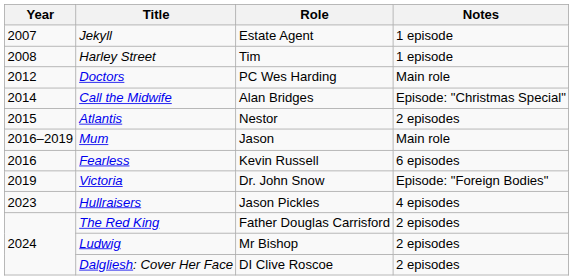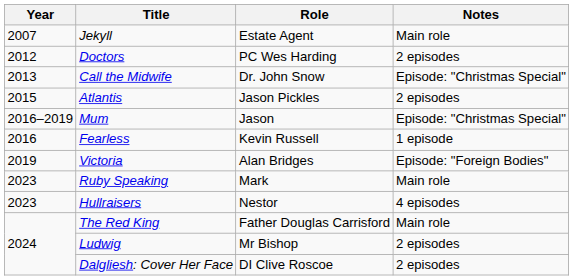(424, 35) 1 episode -> (423, 35) Main role
- row: (117, 56)
(423, 77) Main role -> (428, 56) 2 episodes
(22, 98) 2014 -> (22, 77) 2013
(276, 98) Alan Bridges -> (282, 77) Dr. John Snow
(258, 118) Nestor -> (279, 98) Jason Pickles
(423, 139) Main role -> (481, 118) Episode: "Christmas Special"
(428, 160) 6 episodes -> (424, 139) 1 episode
(282, 181) Dr. John Snow -> (276, 160) Alan Bridges
+ row: (124, 181)
(279, 202) Jason Pickles -> (258, 202) Nestor
(428, 222) 2 episodes -> (423, 222) Main role
